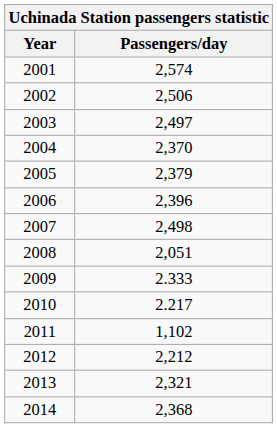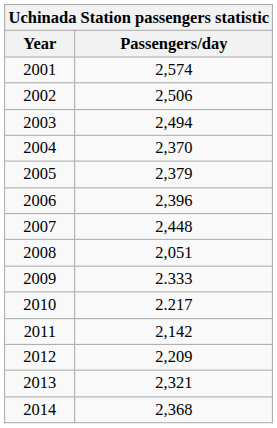(174, 122) 2,497 -> (174, 122) 2,494
(174, 226) 2,498 -> (174, 226) 2,448
(174, 331) 1,102 -> (174, 331) 2,142
(174, 357) 2,212 -> (174, 357) 2,209
